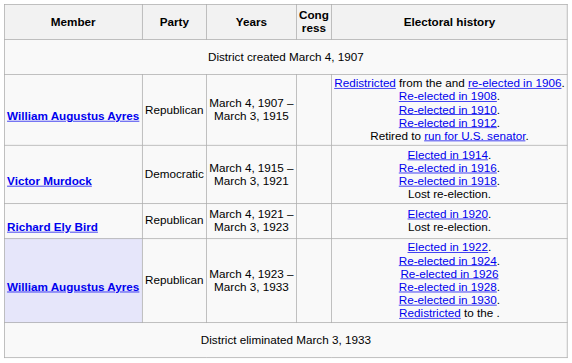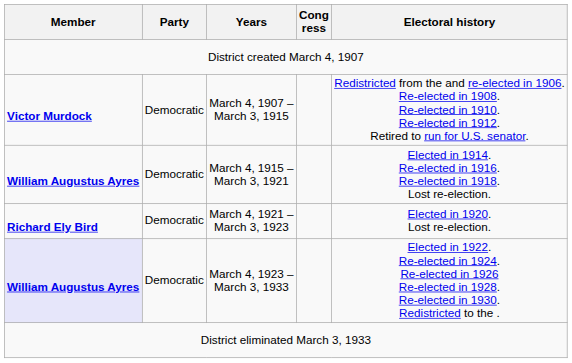(73, 116) William Augustus Ayres -> (49, 116) Victor Murdock
(174, 110) Republican -> (174, 110) Democratic
(49, 181) Victor Murdock -> (73, 181) William Augustus Ayres
(174, 221) Republican -> (174, 221) Democratic
(174, 280) Republican -> (174, 280) Democratic
